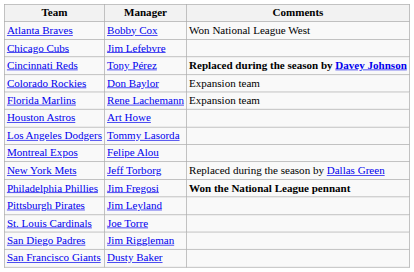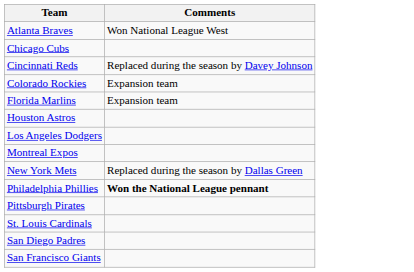- column: (145, 13)
(298, 65) bold -> (210, 65) normal
